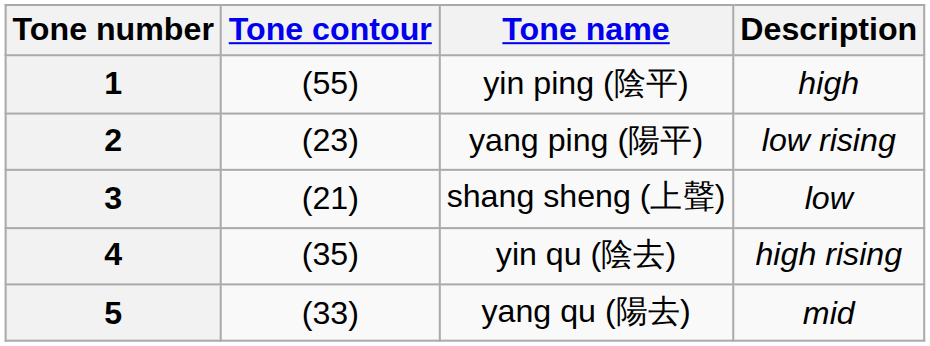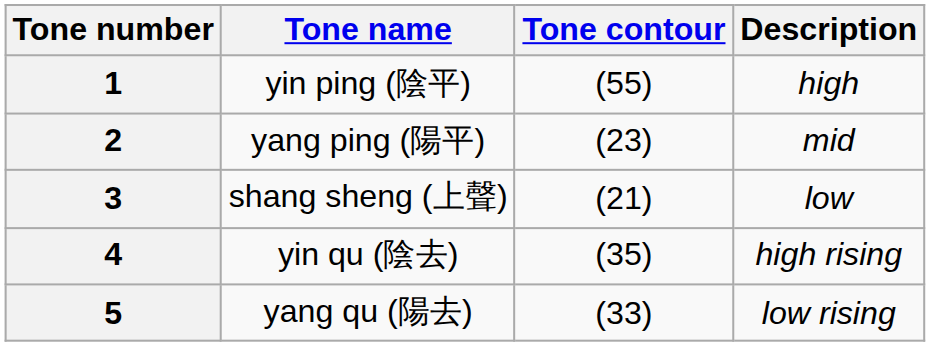columns swapped: (586, 30) <-> (330, 30)
(829, 141) low rising -> (829, 141) mid
(829, 312) mid -> (829, 312) low rising
